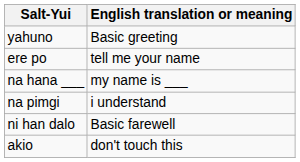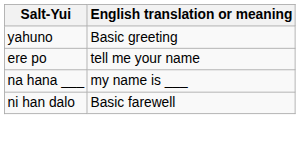- row: (34, 102)
- row: (20, 146)
